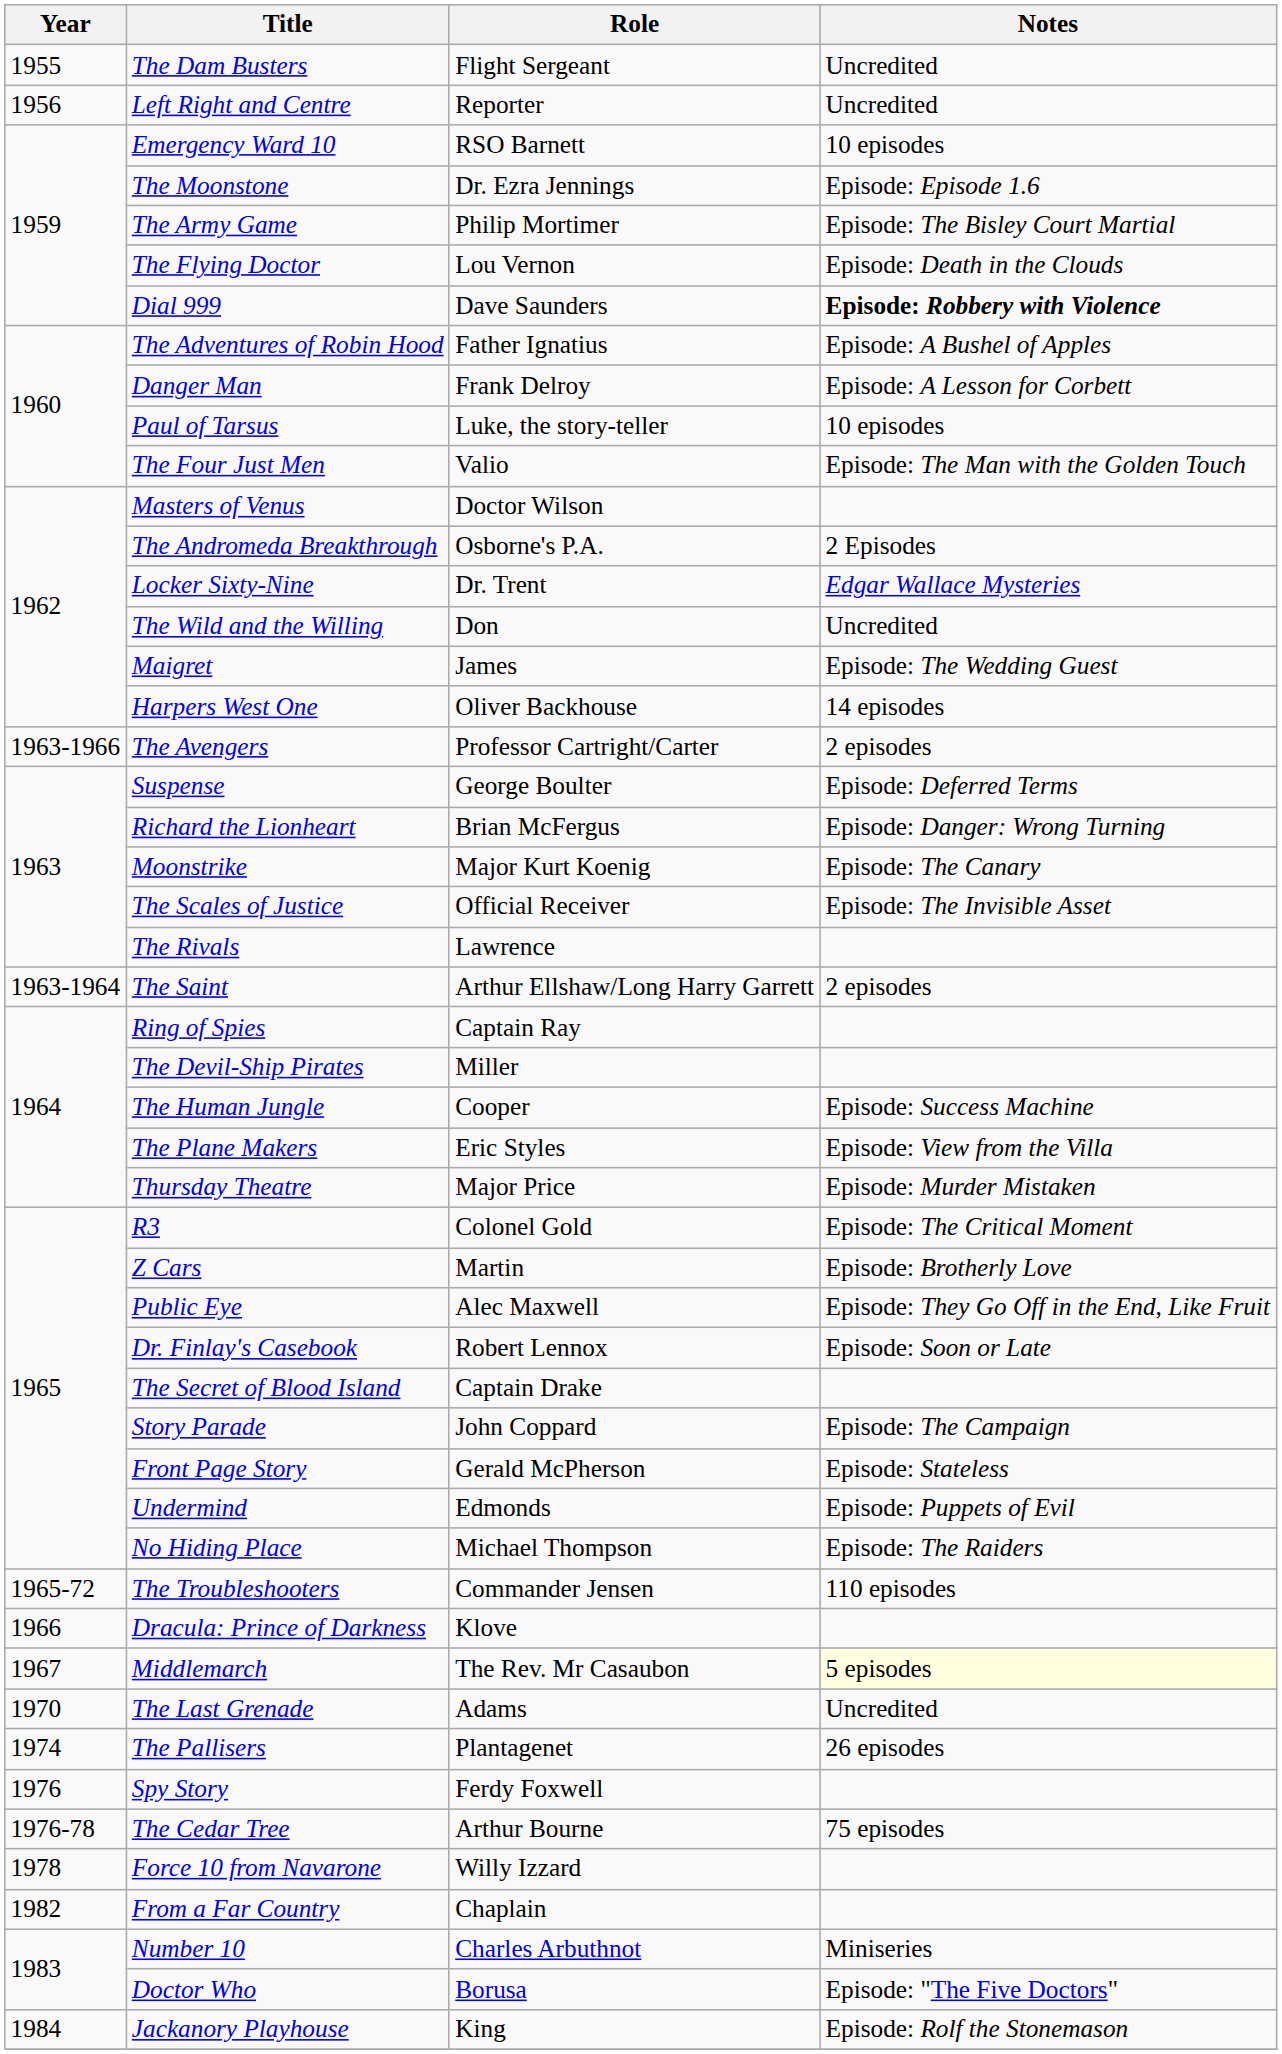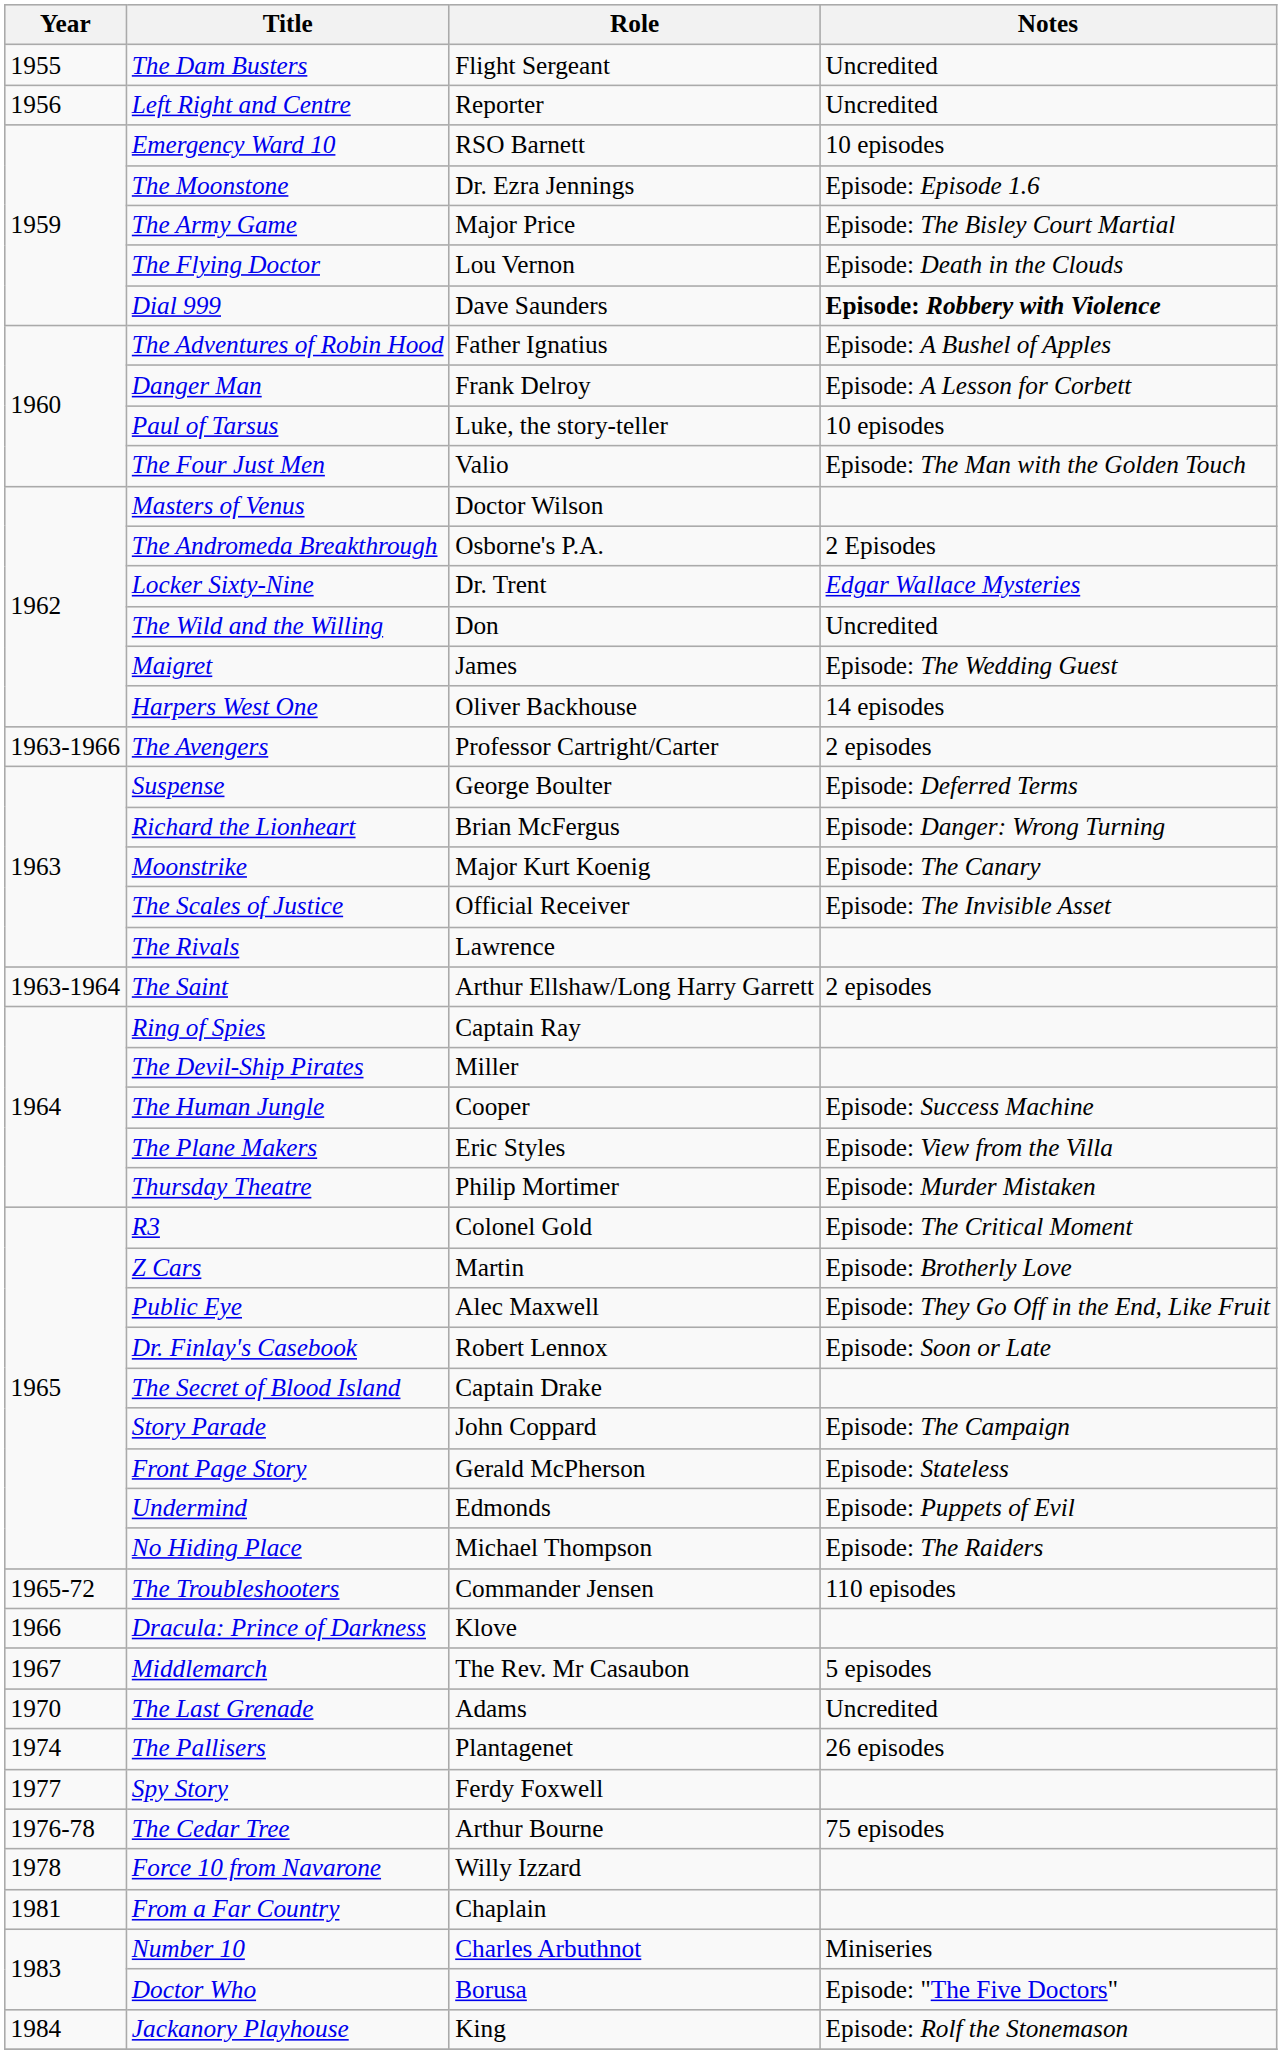(537, 225) Philip Mortimer -> (515, 225) Major Price
(515, 1187) Major Price -> (537, 1187) Philip Mortimer
(879, 1668) lightyellow background -> (879, 1668) no background
(36, 1788) 1976 -> (36, 1788) 1977
(36, 1908) 1982 -> (36, 1908) 1981
